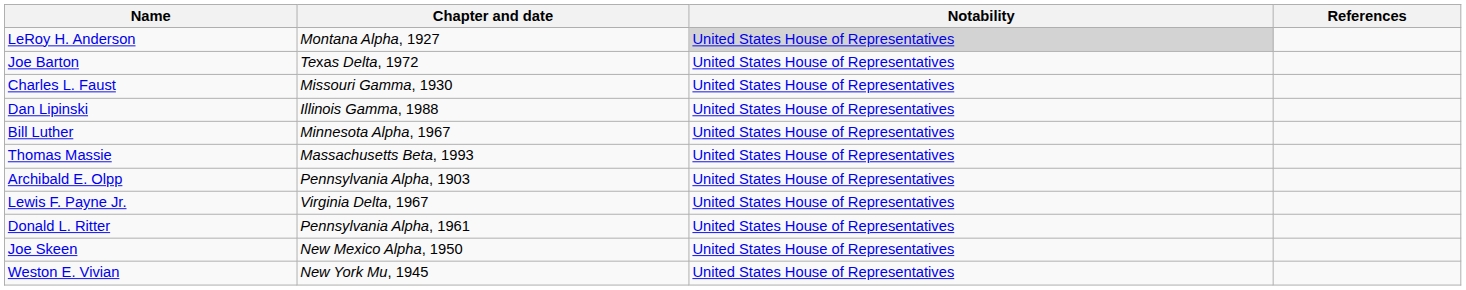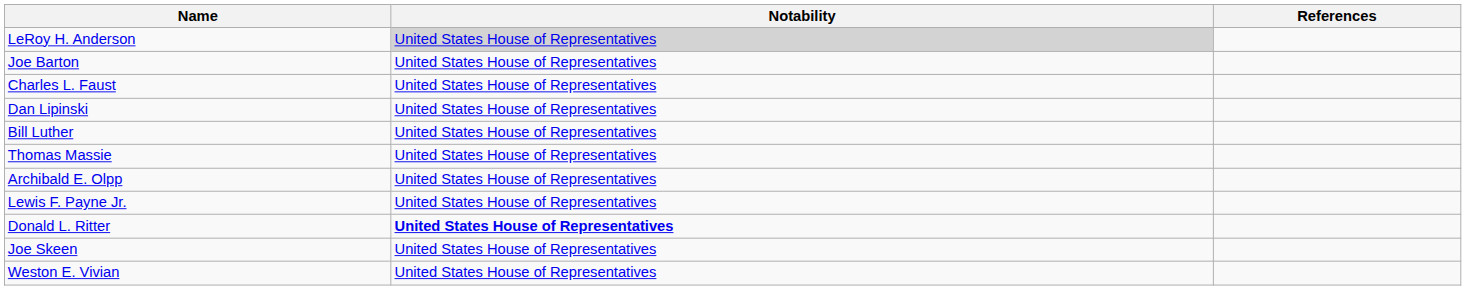- column: (493, 16)
(823, 226) normal -> (534, 226) bold
